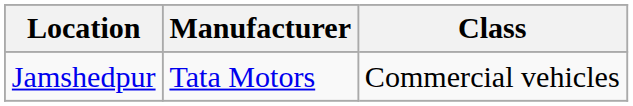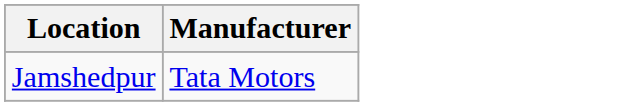- column: (492, 28)
